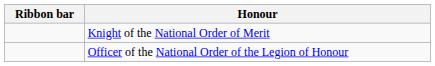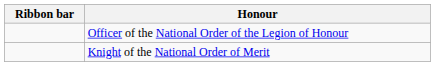rows swapped: (218, 52) <-> (179, 33)
